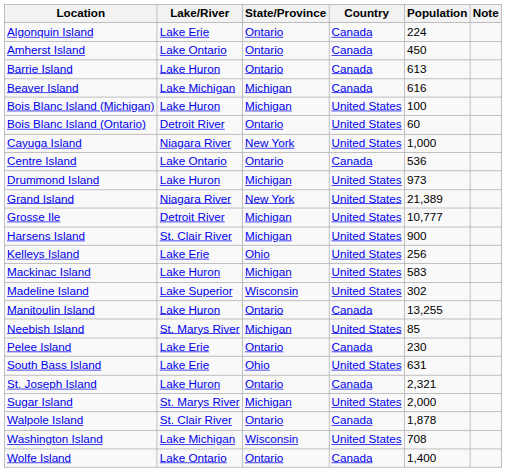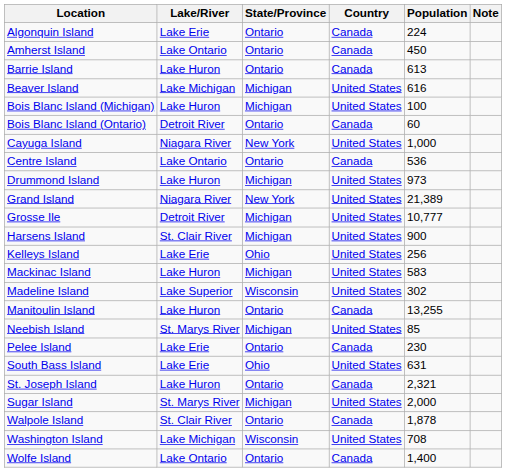(352, 87) Canada -> (367, 87) United States
(367, 124) United States -> (352, 124) Canada
